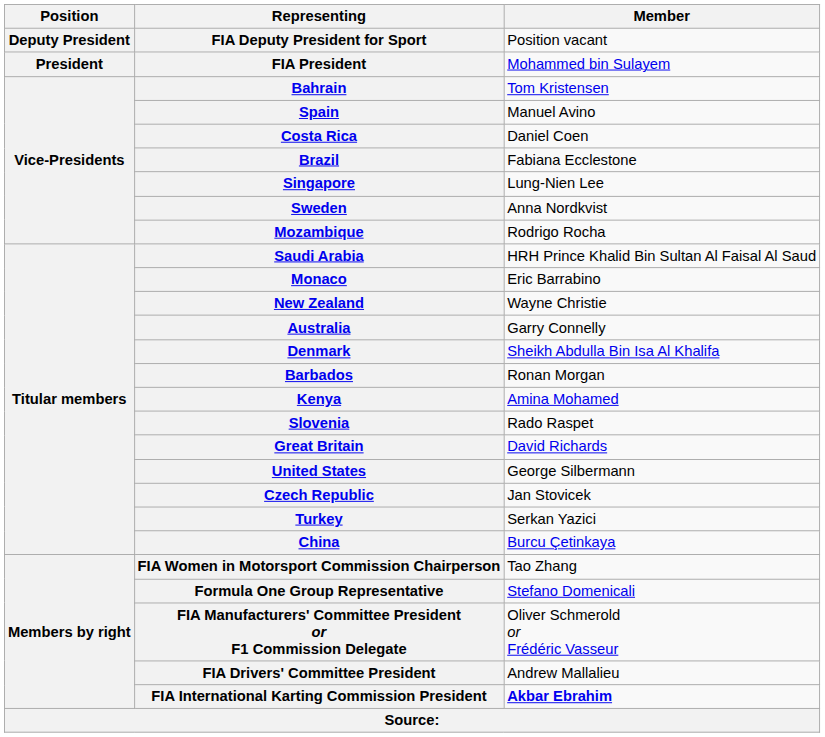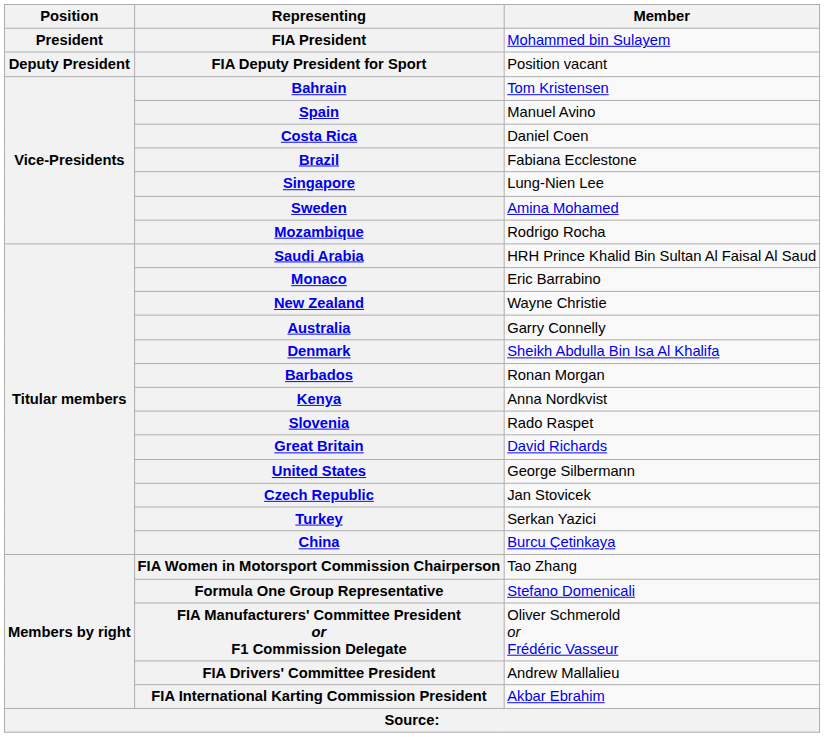rows swapped: (319, 63) <-> (319, 39)
(557, 207) Anna Nordkvist -> (563, 207) Amina Mohamed
(563, 398) Amina Mohamed -> (557, 398) Anna Nordkvist
(560, 696) bold -> (556, 696) normal
